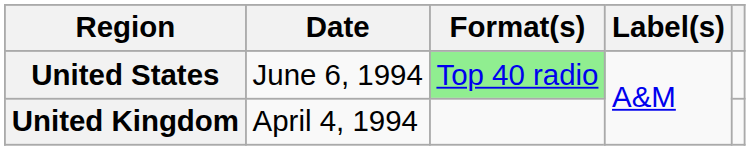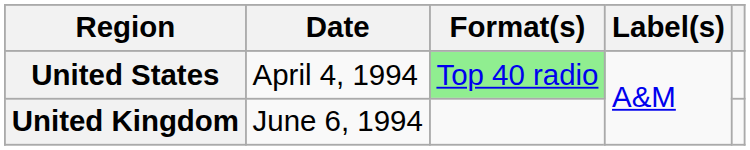(338, 74) June 6, 1994 -> (335, 74) April 4, 1994
(335, 121) April 4, 1994 -> (338, 121) June 6, 1994
